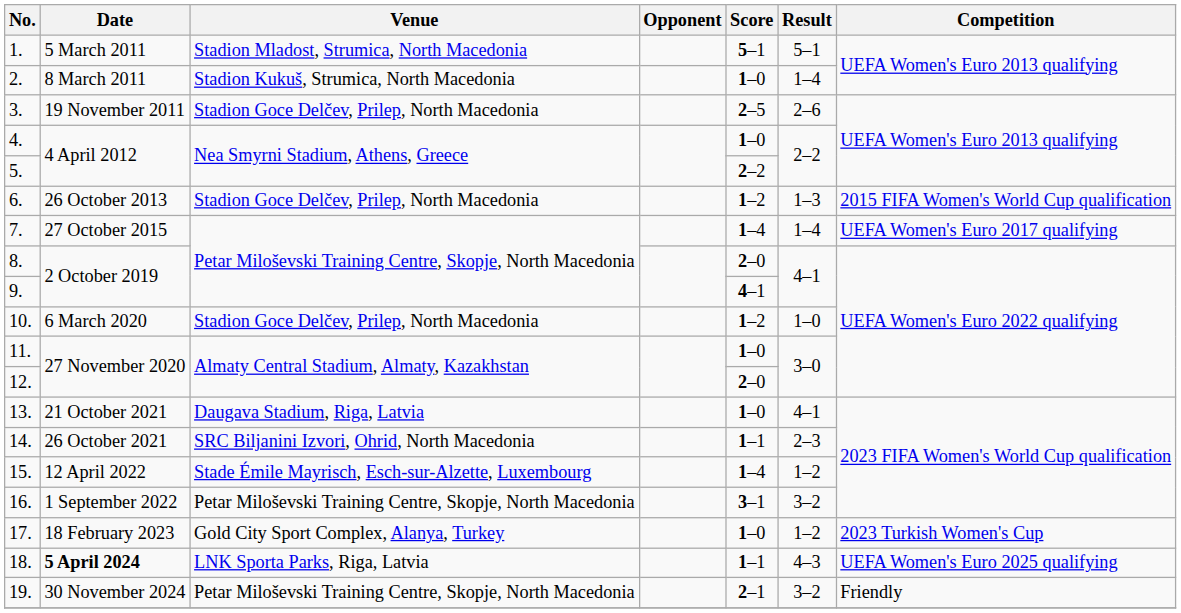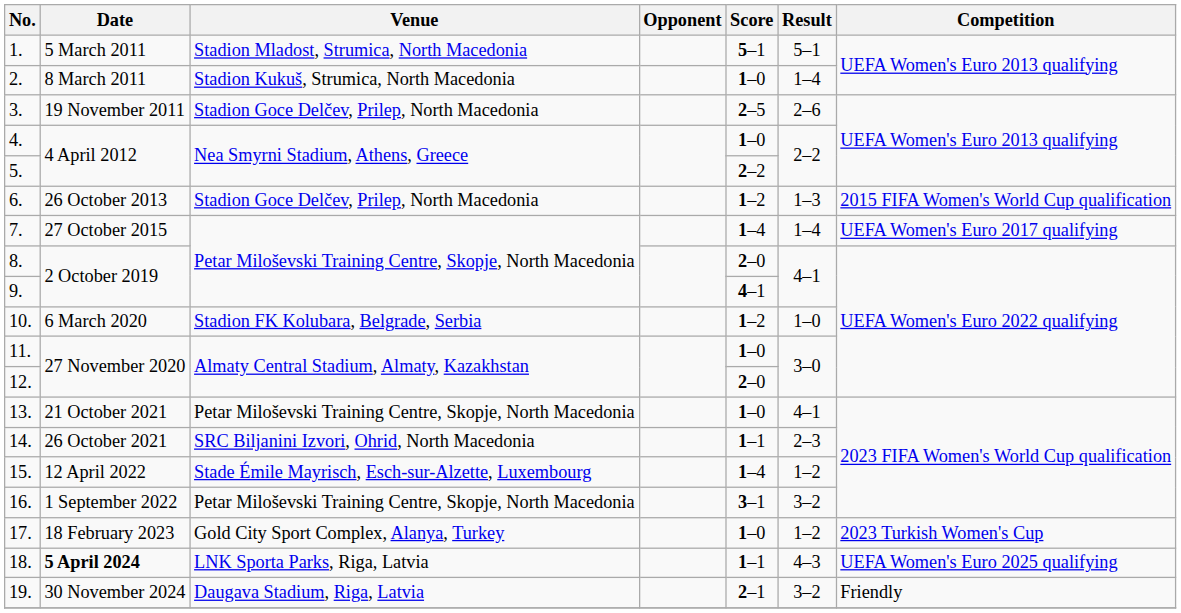(366, 321) Stadion Goce Delčev, Prilep, North Macedonia -> (338, 321) Stadion FK Kolubara, Belgrade, Serbia
(309, 412) Daugava Stadium, Riga, Latvia -> (414, 412) Petar Miloševski Training Centre, Skopje, North Macedonia
(414, 593) Petar Miloševski Training Centre, Skopje, North Macedonia -> (309, 593) Daugava Stadium, Riga, Latvia
